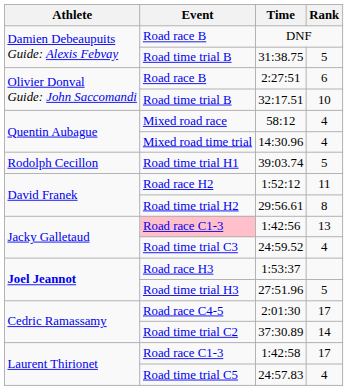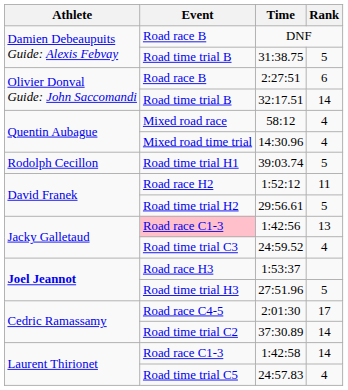(324, 100) 10 -> (324, 100) 14
(324, 205) 8 -> (324, 205) 5
(324, 353) 17 -> (324, 353) 14
